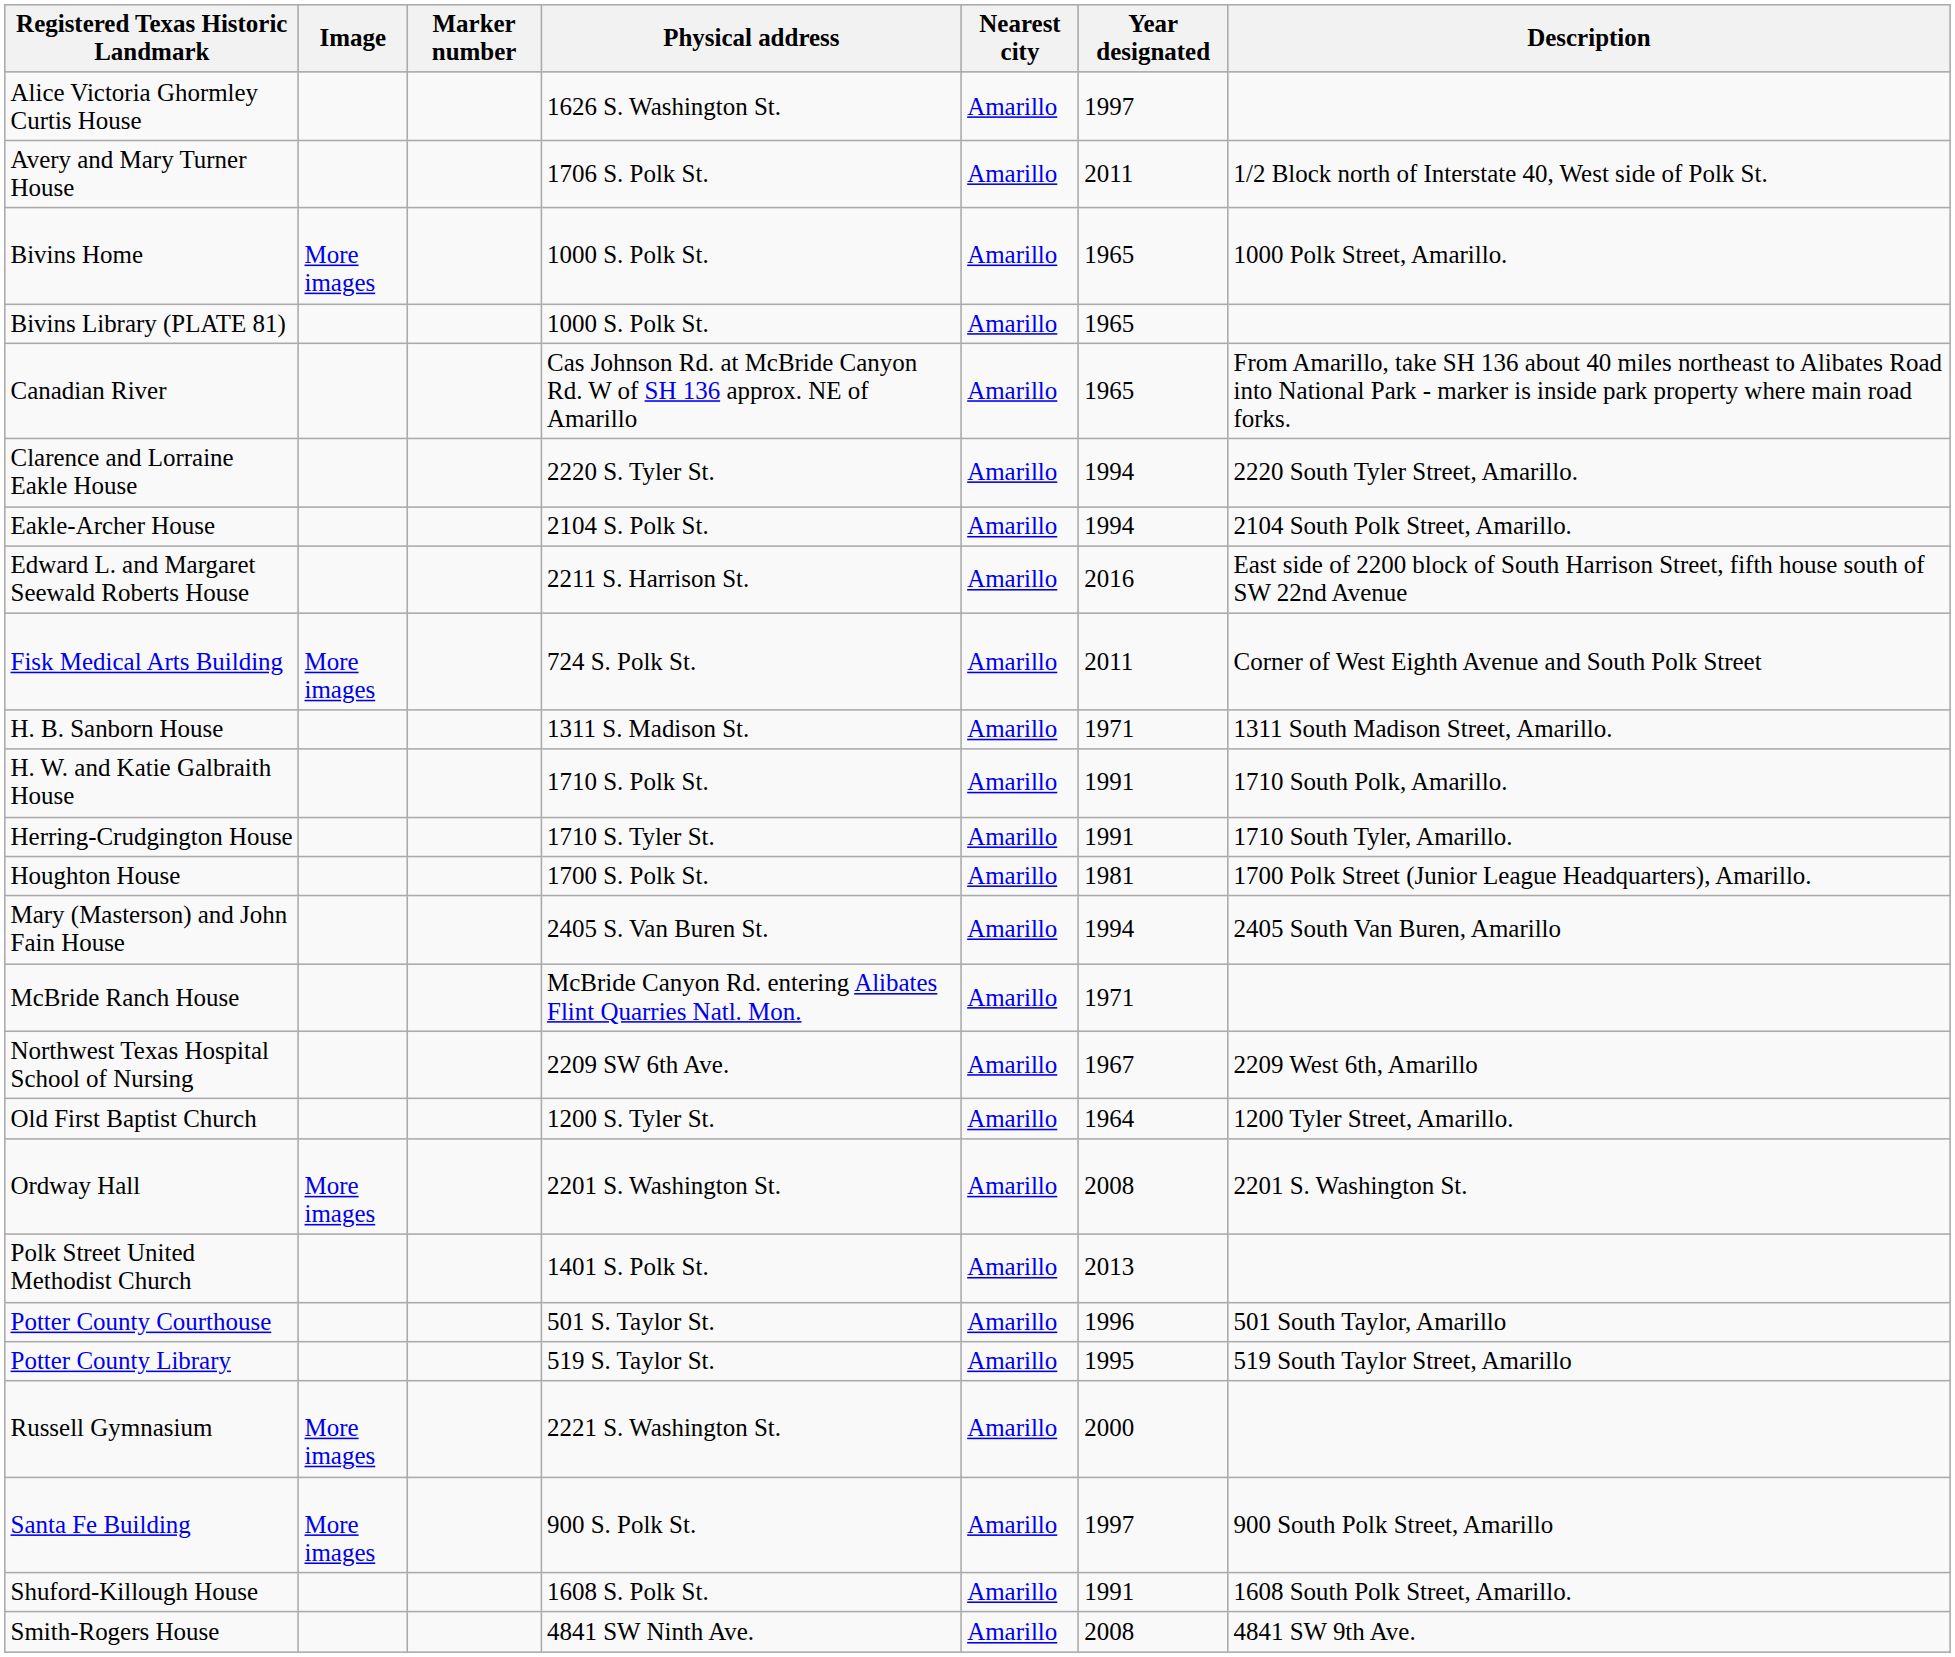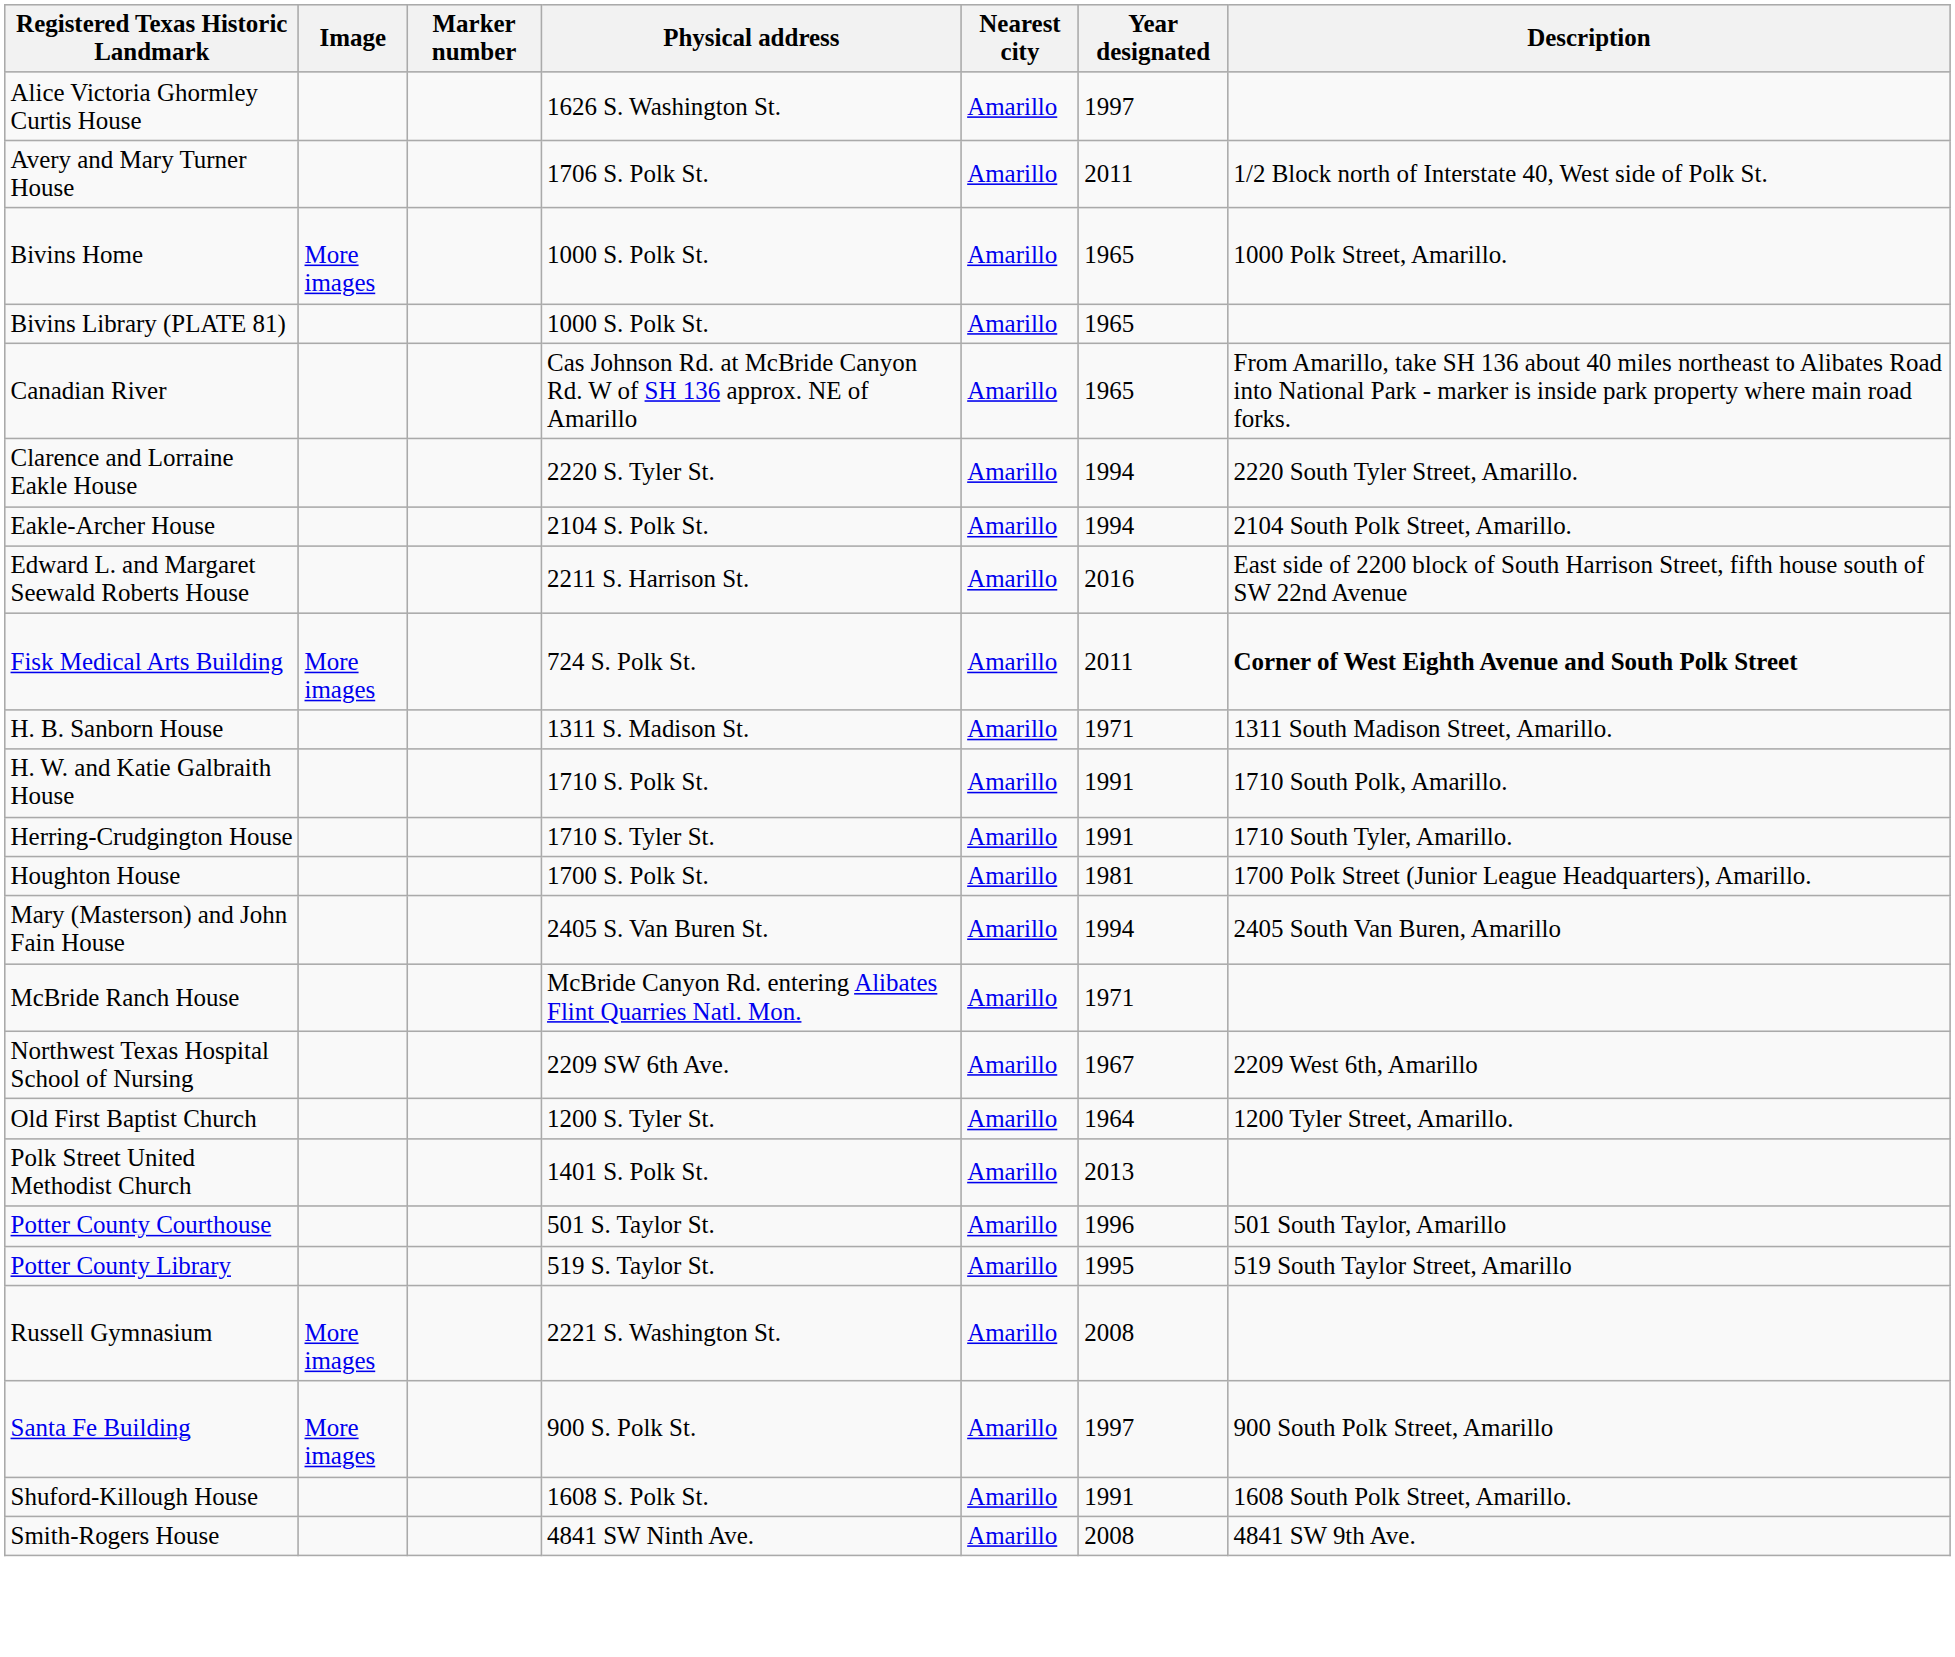(1498, 661) normal -> (1515, 661) bold
- row: (75, 1186)
(1109, 1428) 2000 -> (1109, 1332) 2008
